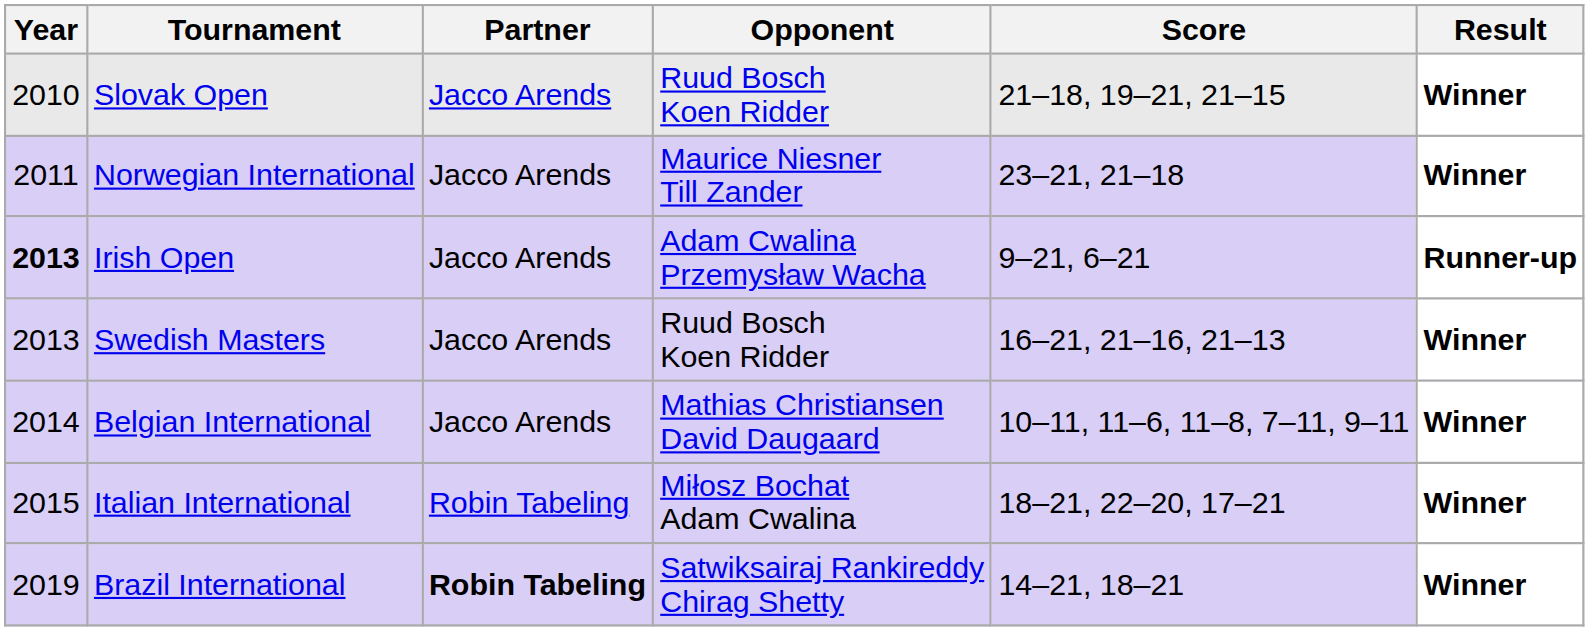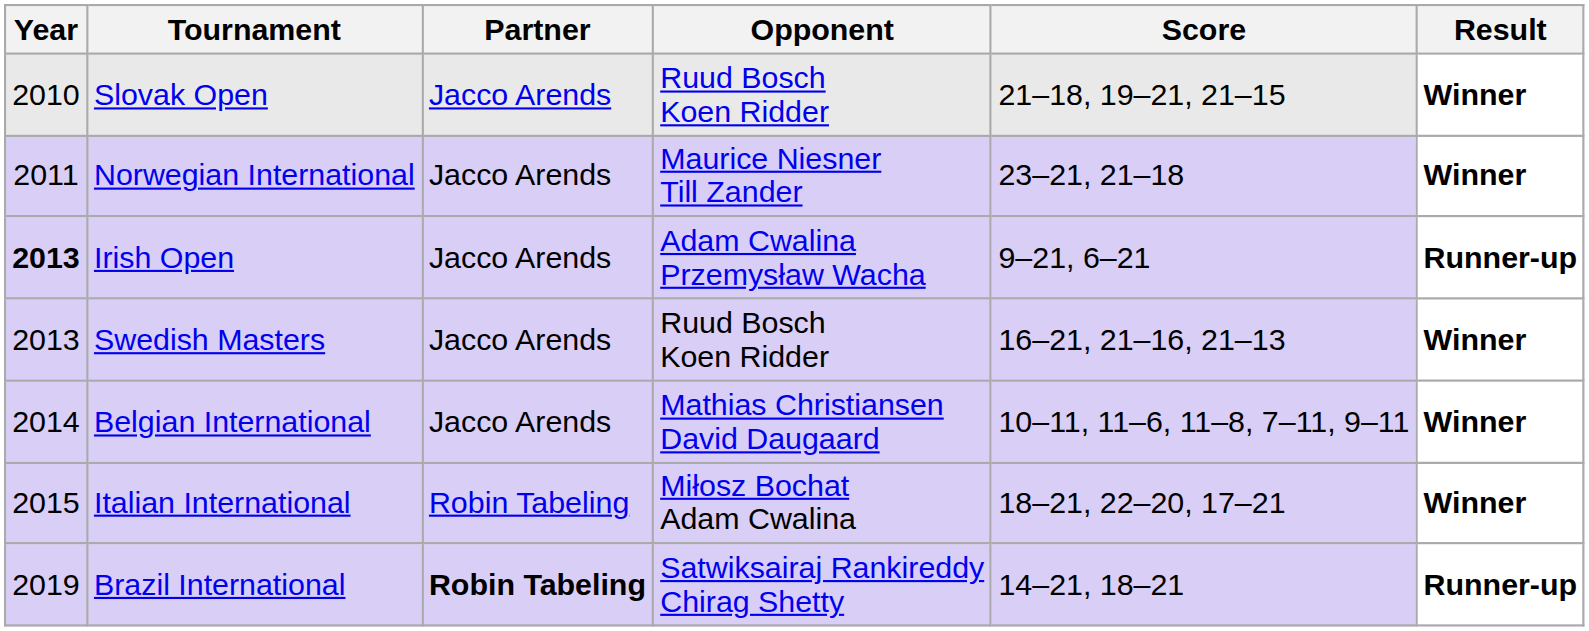(1475, 585) Winner -> (1500, 585) Runner-up
